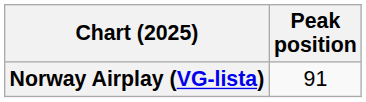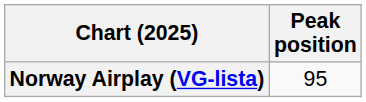(315, 79) 91 -> (315, 79) 95
